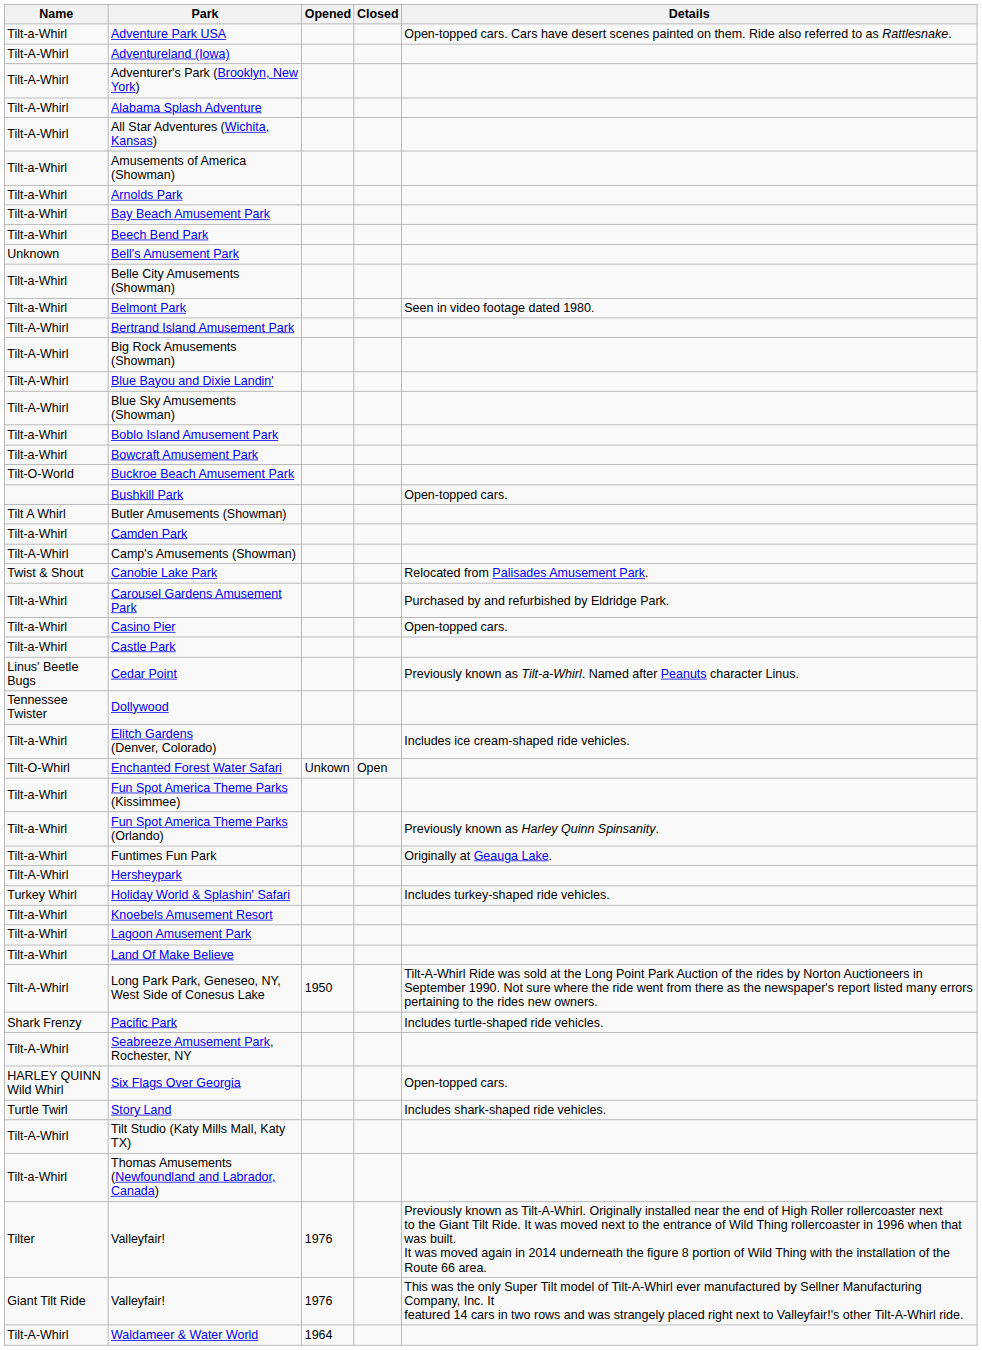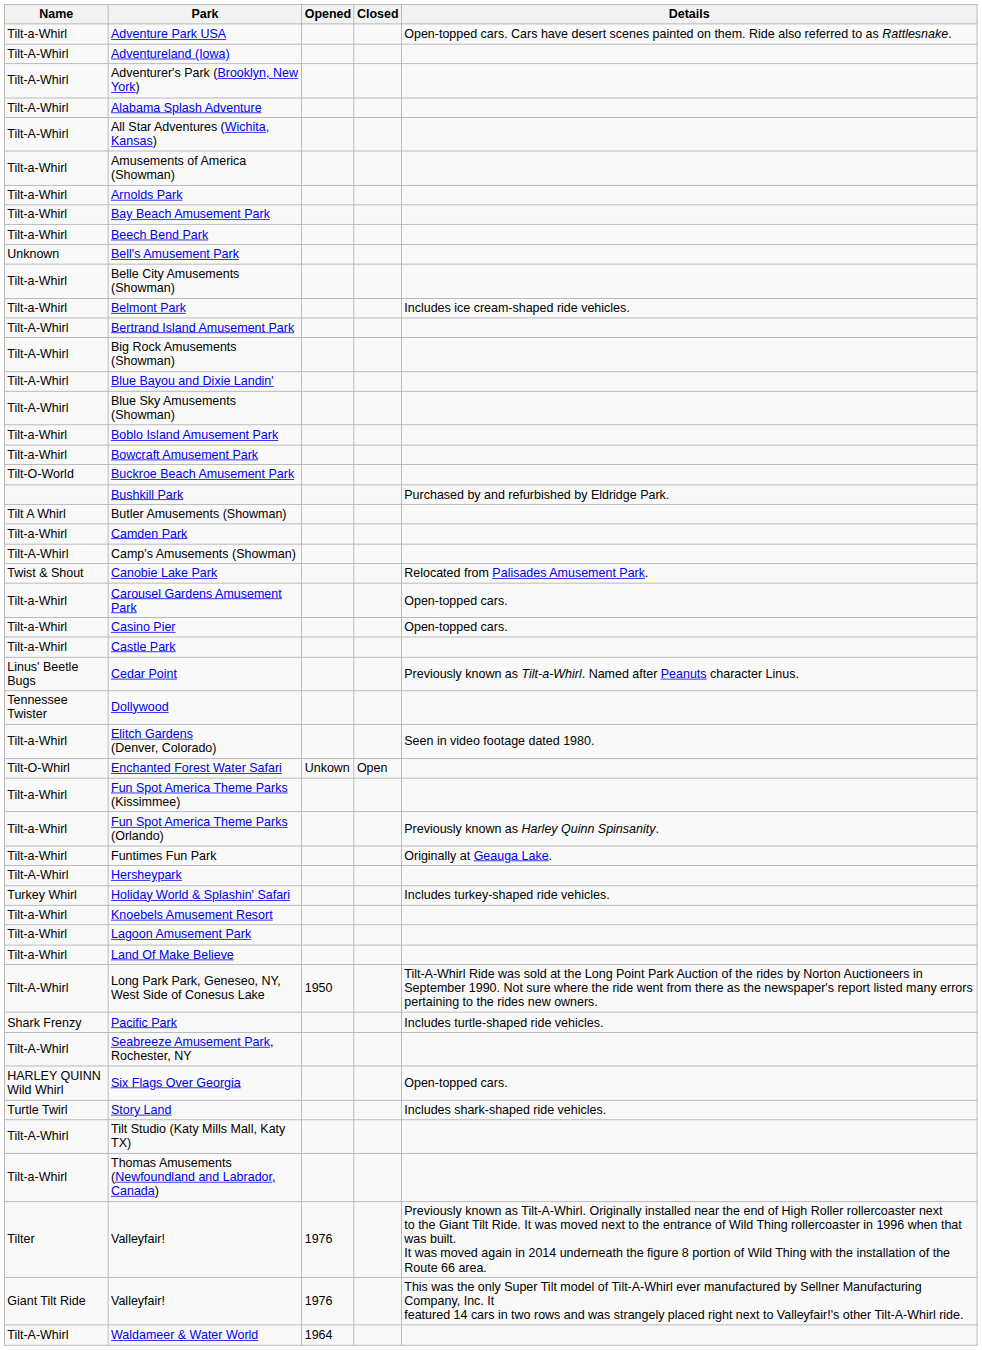(499, 308) Seen in video footage dated 1980. -> (517, 308) Includes ice cream-shaped ride vehicles.
(456, 494) Open-topped cars. -> (537, 494) Purchased by and refurbished by Eldridge Park.
(537, 600) Purchased by and refurbished by Eldridge Park. -> (456, 600) Open-topped cars.
(517, 741) Includes ice cream-shaped ride vehicles. -> (499, 741) Seen in video footage dated 1980.
